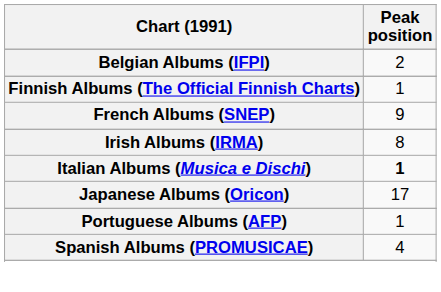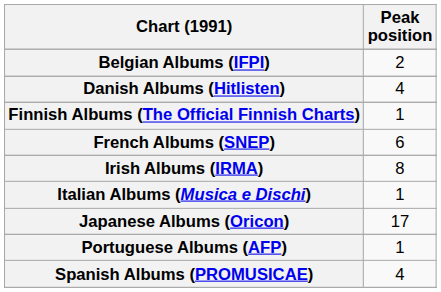+ row: (184, 89)
(400, 115) 9 -> (400, 141) 6
(400, 168) bold -> (400, 194) normal
